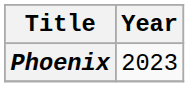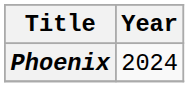(150, 63) 2023 -> (150, 63) 2024
